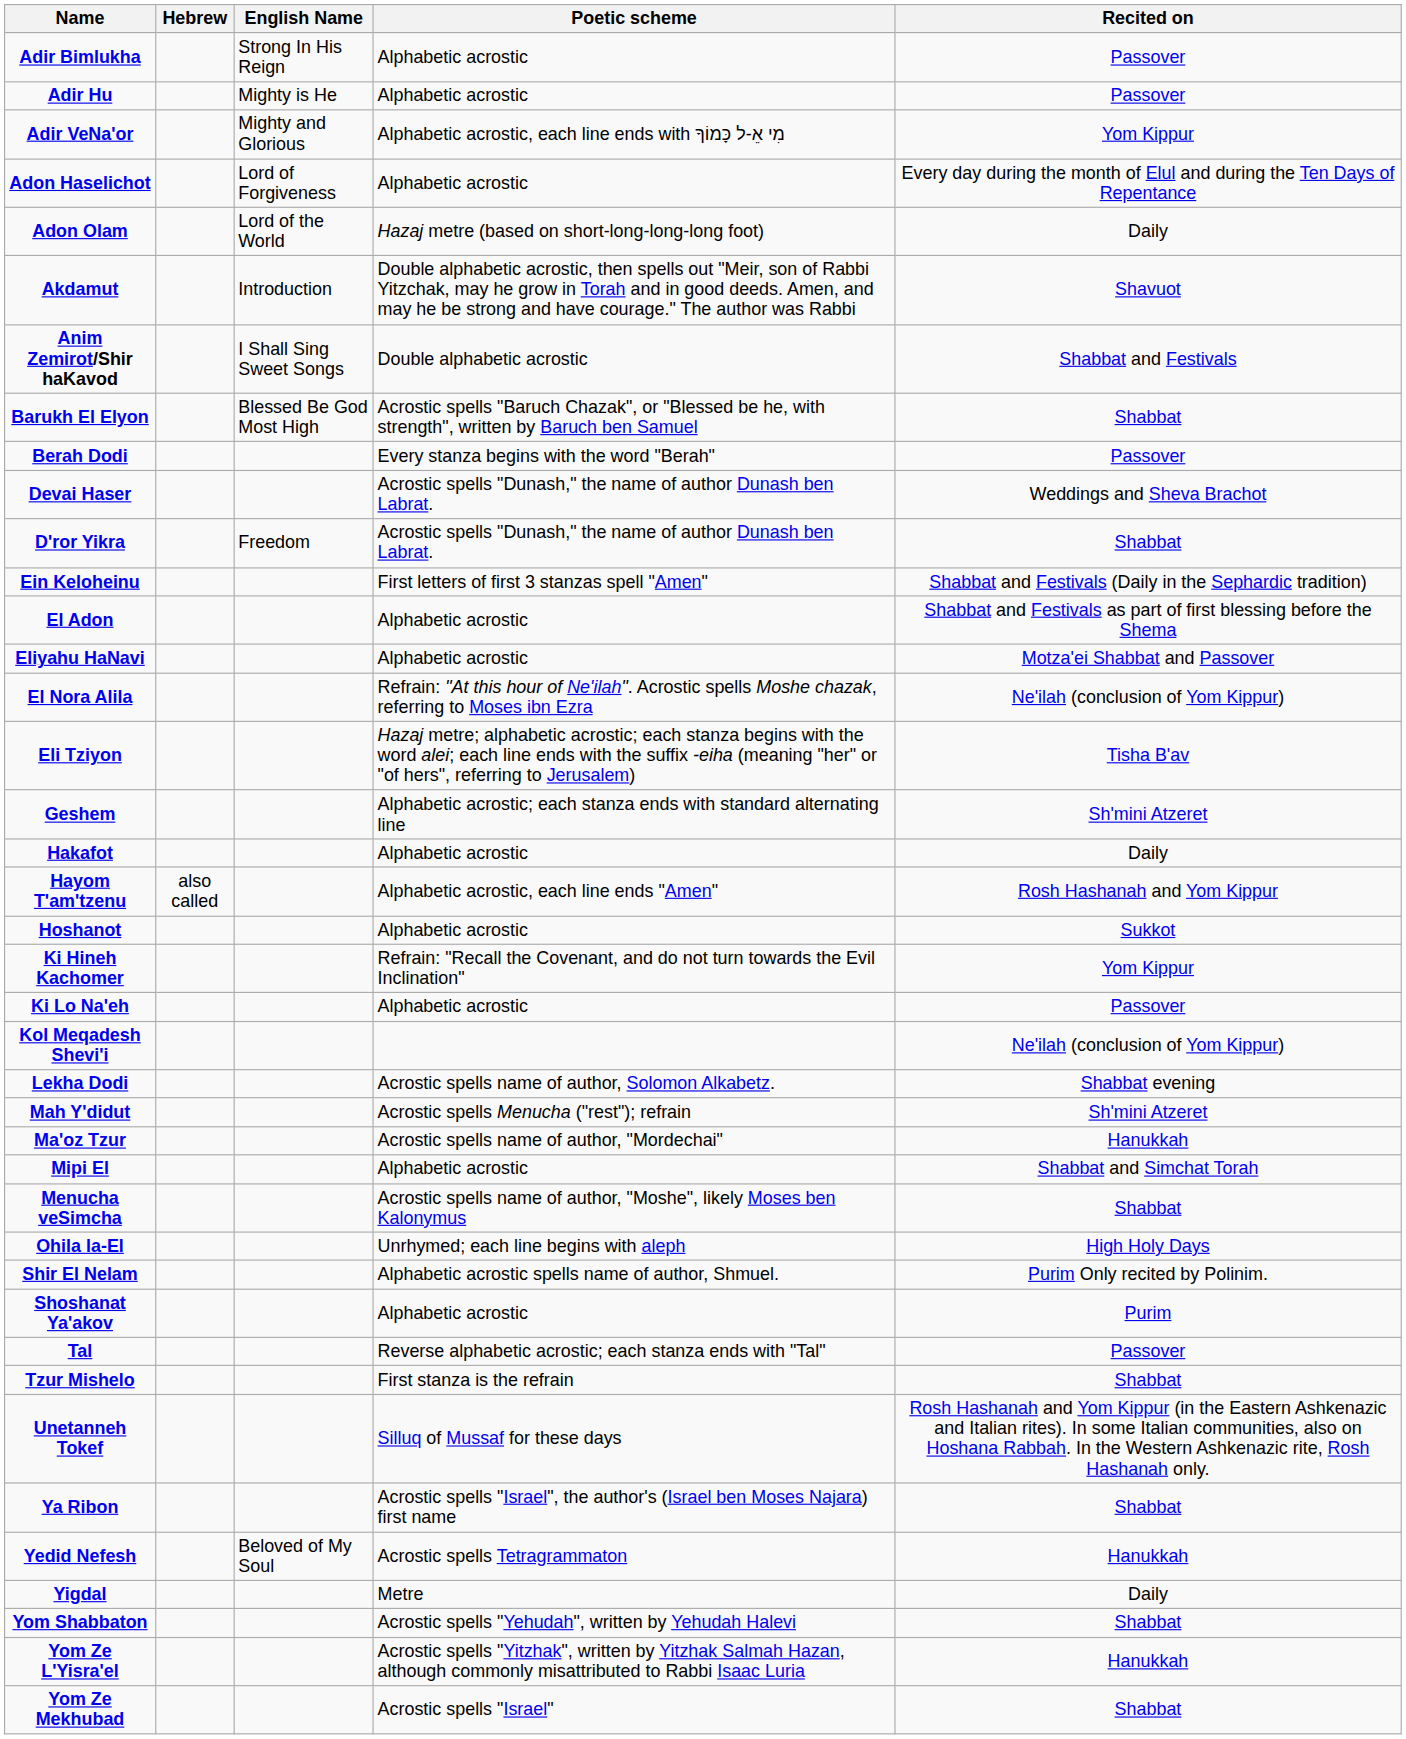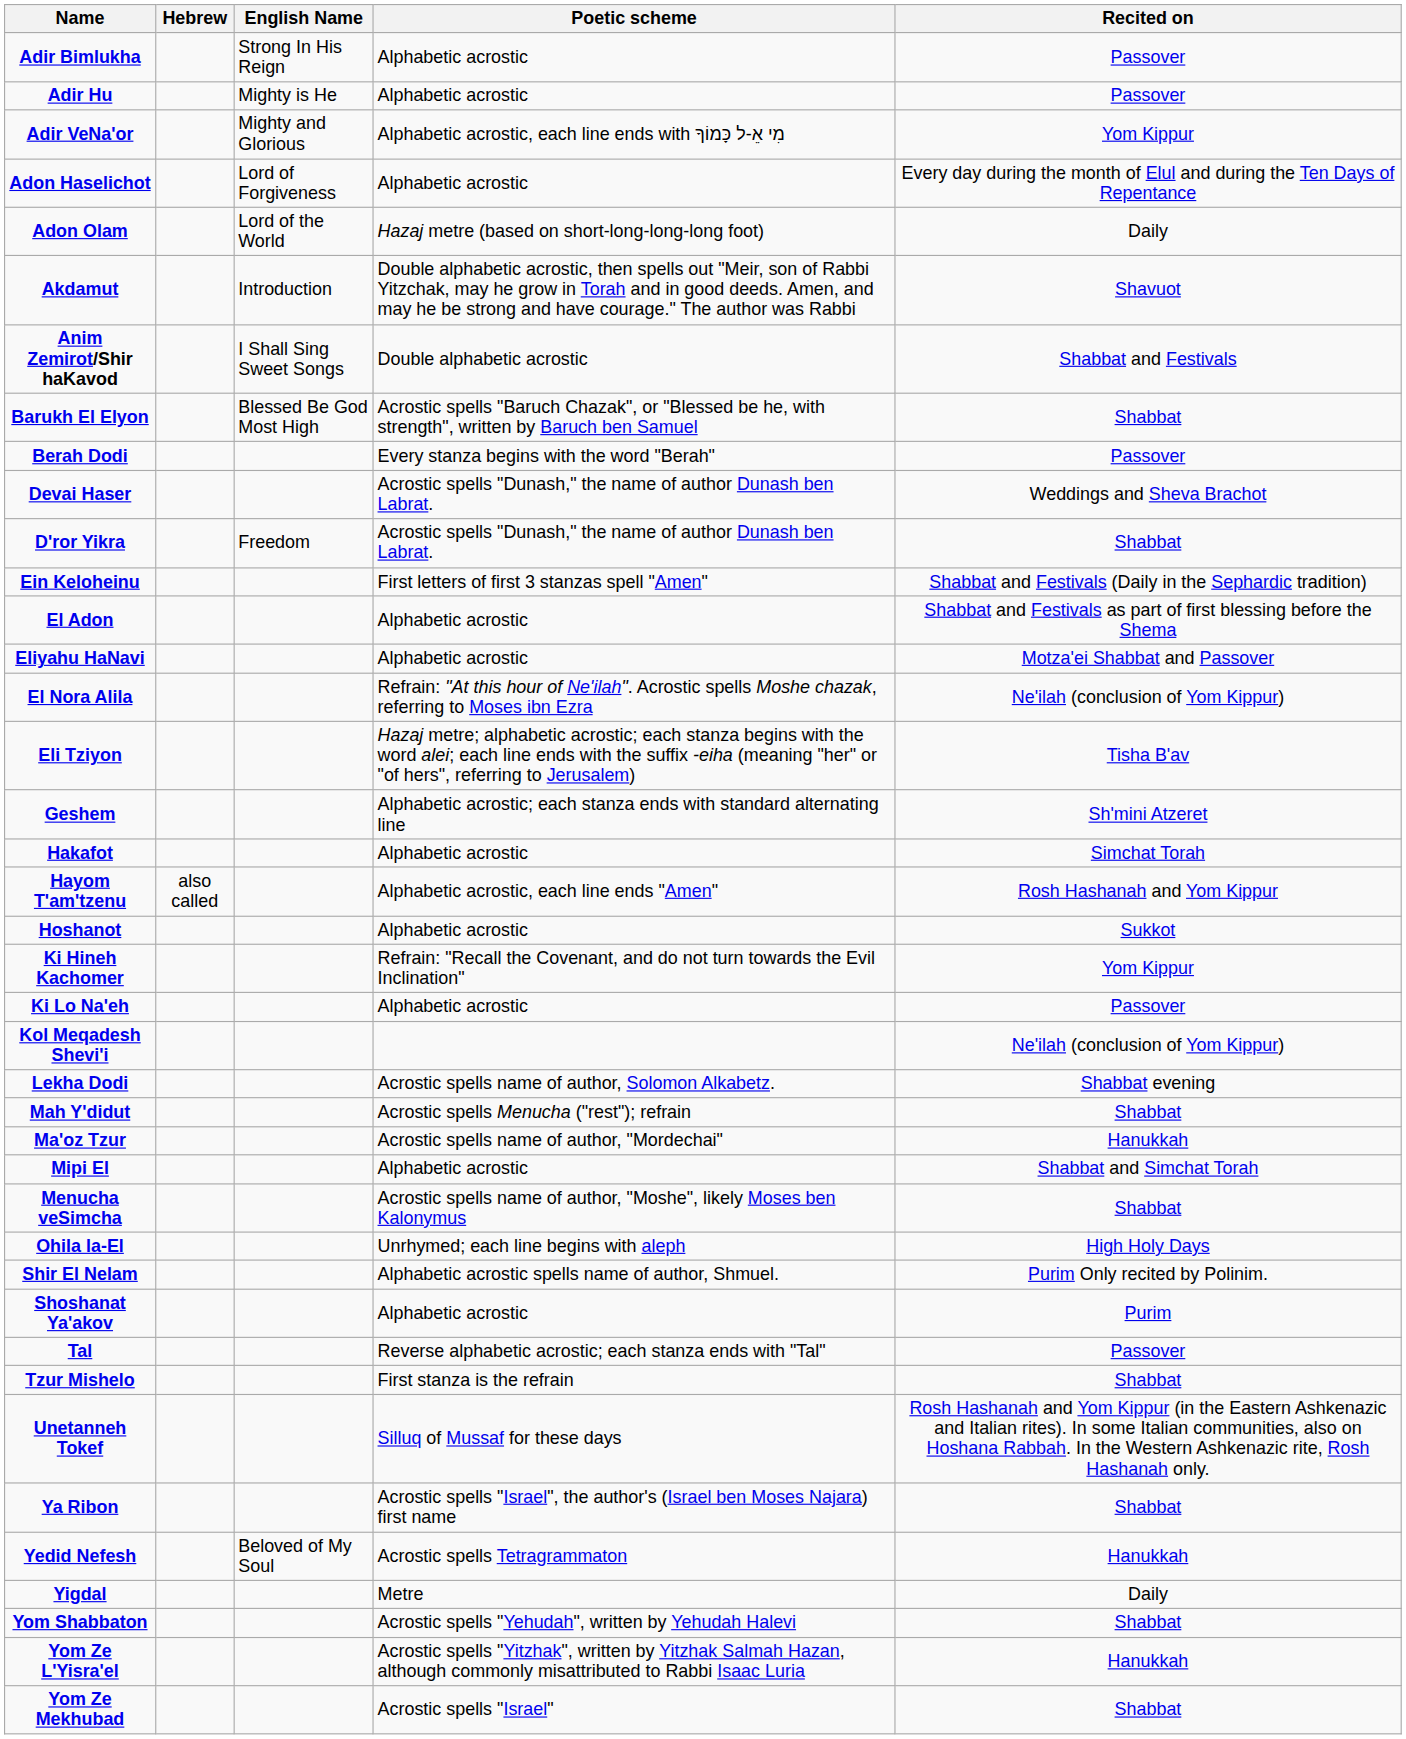(1148, 852) Daily -> (1148, 852) Simchat Torah
(1148, 1112) Sh'mini Atzeret -> (1148, 1112) Shabbat
